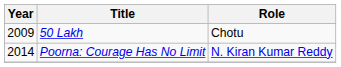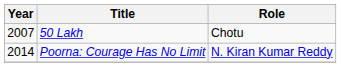(21, 33) 2009 -> (21, 33) 2007
